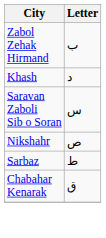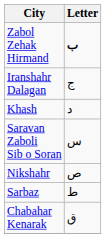(72, 45) normal -> (72, 45) bold
+ row: (29, 83)
